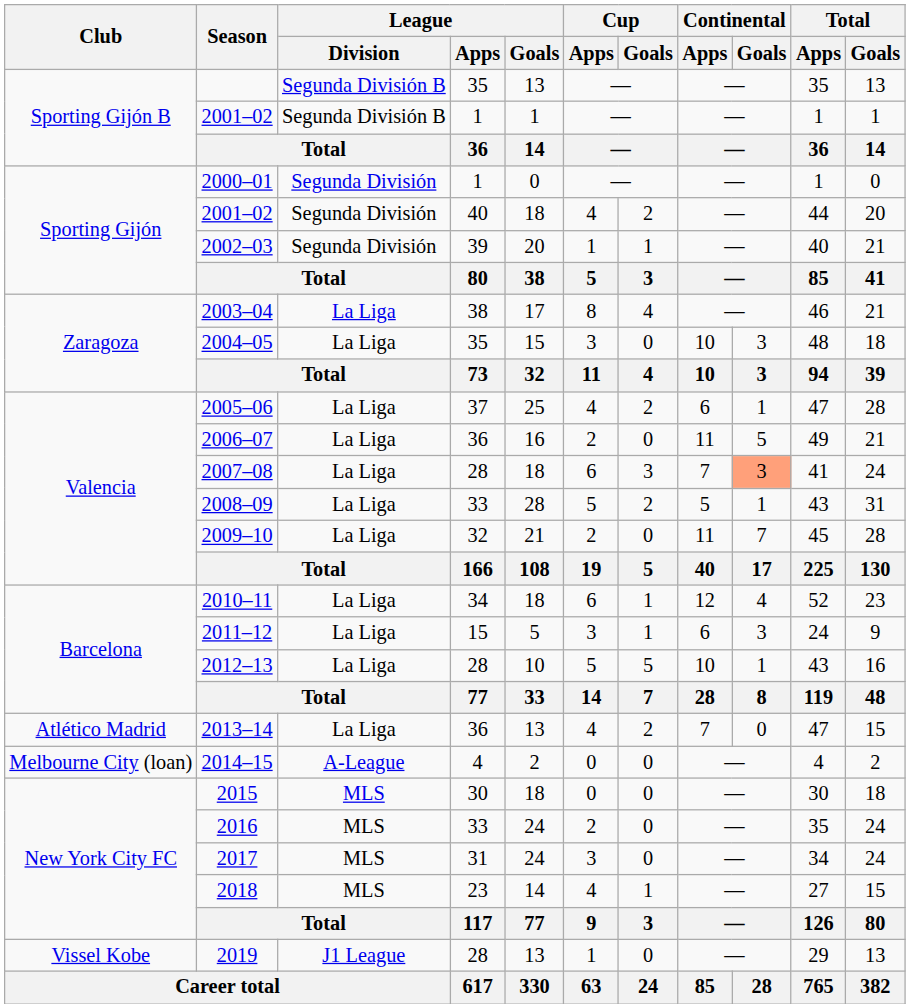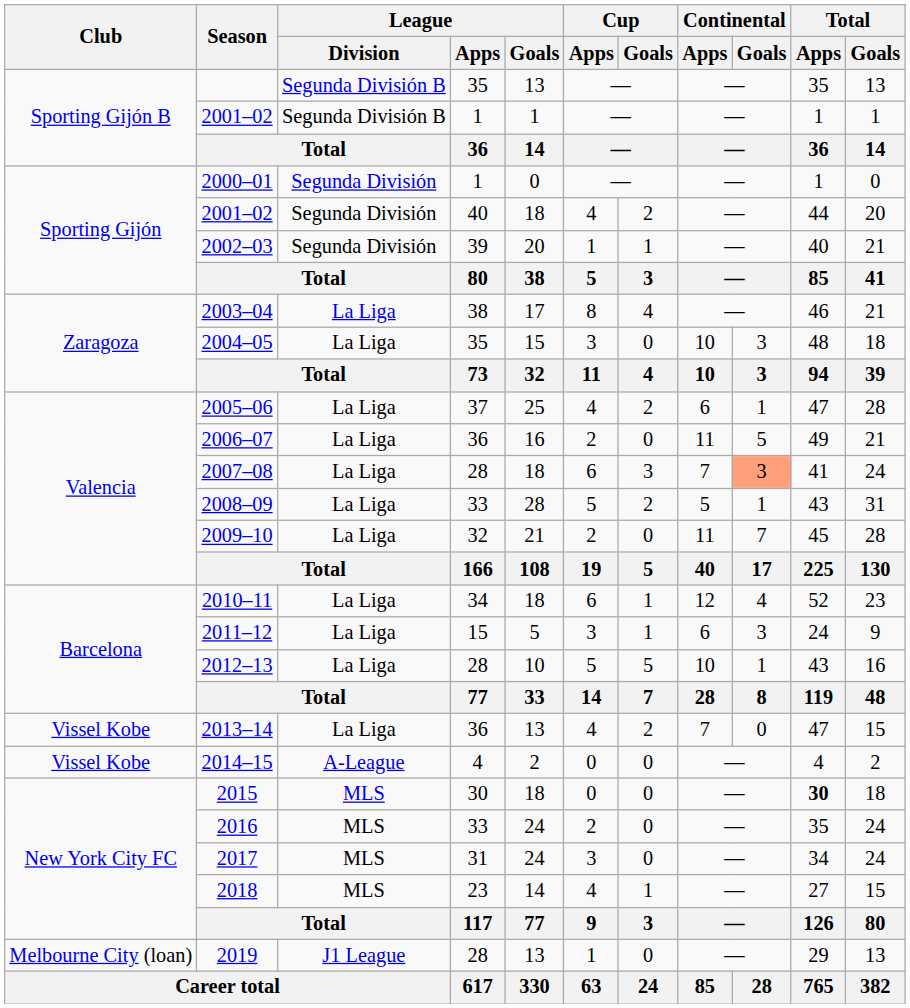(101, 729) Atlético Madrid -> (101, 729) Vissel Kobe
(101, 761) Melbourne City (loan) -> (101, 761) Vissel Kobe
(818, 794) normal -> (818, 794) bold
(101, 955) Vissel Kobe -> (101, 955) Melbourne City (loan)
